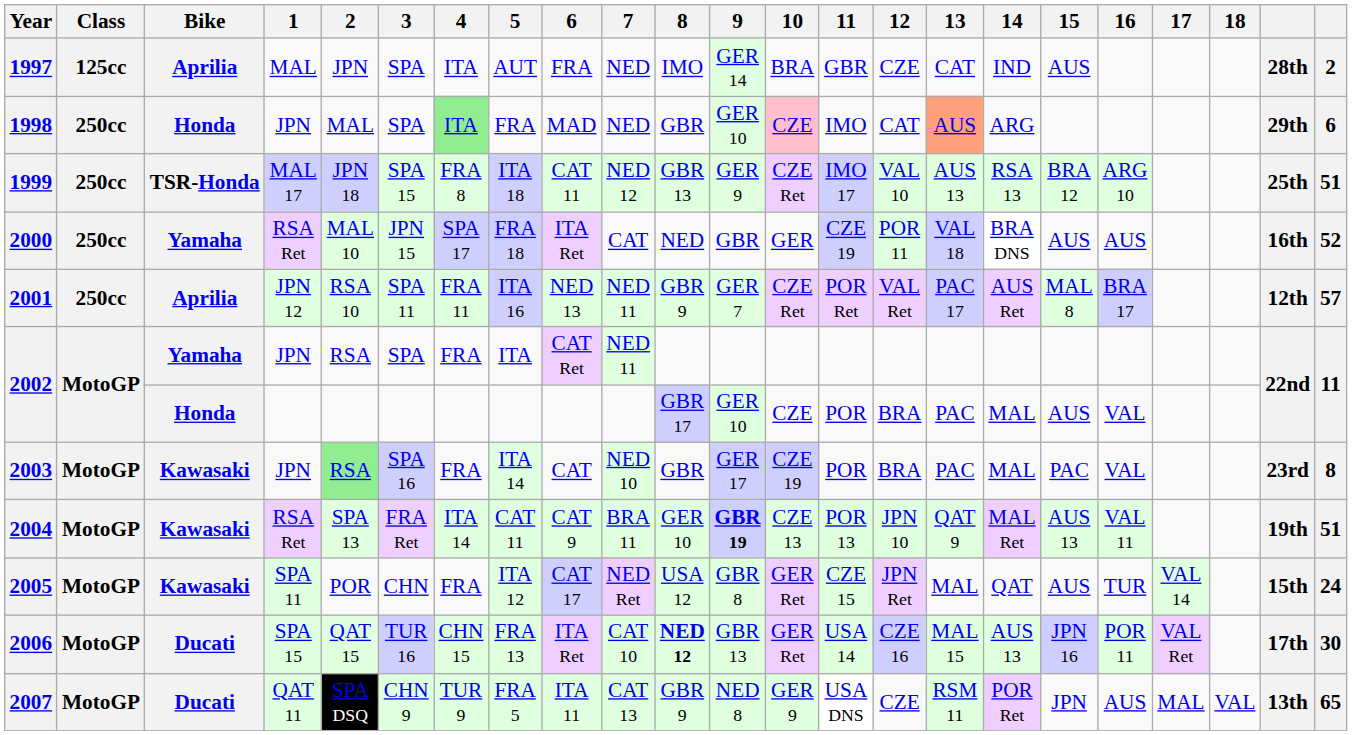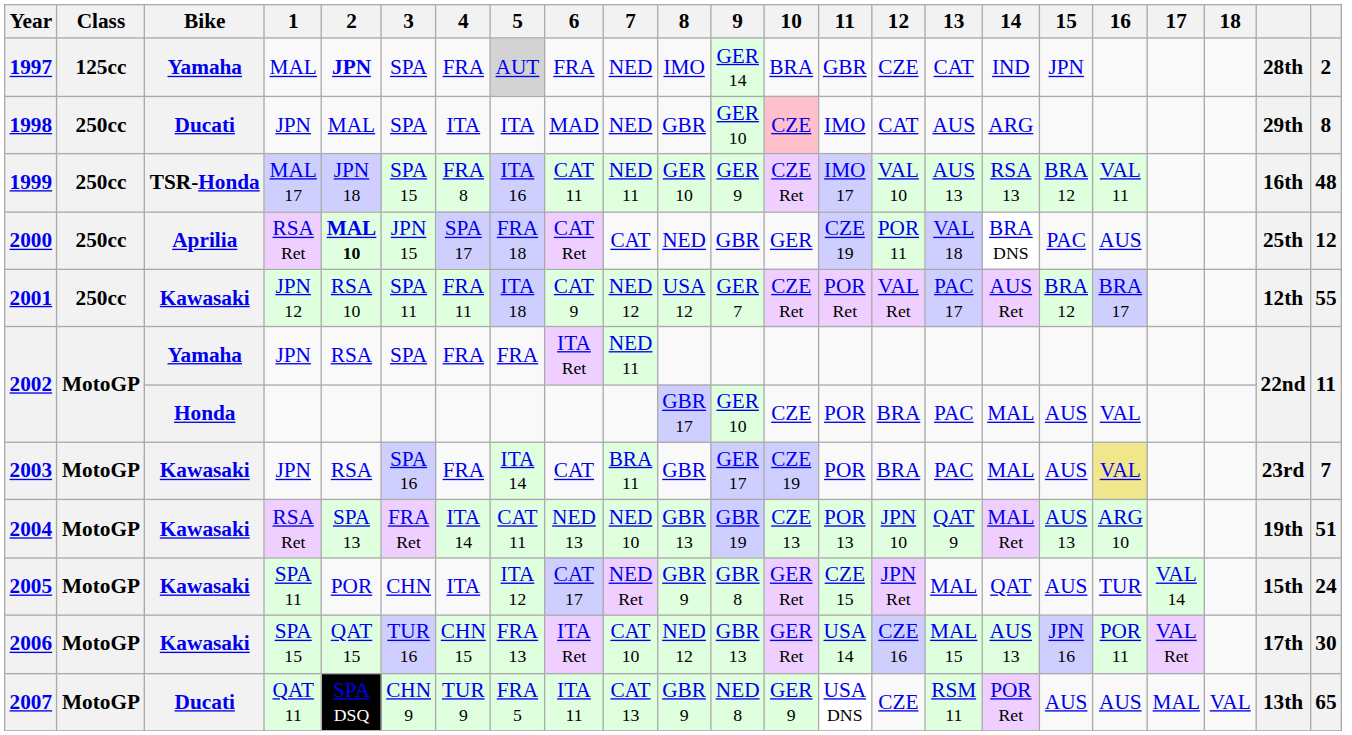(205, 67) Aprilia -> (205, 67) Yamaha
(350, 67) normal -> (351, 67) bold
(461, 67) ITA -> (463, 67) FRA
(515, 67) no background -> (517, 67) lightgrey background
(1069, 67) AUS -> (1066, 67) JPN
(205, 124) Honda -> (205, 124) Ducati
(461, 124) lightgreen background -> (463, 124) no background
(515, 124) FRA -> (517, 124) ITA
(955, 124) lightsalmon background -> (954, 124) no background
(1331, 124) 6 -> (1326, 124) 8
(515, 182) ITA 18 -> (517, 182) ITA 16
(628, 182) NED 12 -> (631, 182) NED 11
(682, 182) GBR 13 -> (684, 182) GER 10
(1125, 182) ARG 10 -> (1120, 182) VAL 11
(1288, 182) 25th -> (1283, 182) 16th
(1331, 182) 51 -> (1326, 182) 48
(205, 240) Yamaha -> (205, 240) Aprilia
(350, 240) normal -> (351, 240) bold
(572, 240) ITA Ret -> (574, 240) CAT Ret
(1069, 240) AUS -> (1066, 240) PAC
(1288, 240) 16th -> (1283, 240) 25th
(1331, 240) 52 -> (1326, 240) 12
(205, 297) Aprilia -> (205, 297) Kawasaki
(515, 297) ITA 16 -> (517, 297) ITA 18
(572, 297) NED 13 -> (574, 297) CAT 9
(628, 297) NED 11 -> (631, 297) NED 12
(682, 297) GBR 9 -> (684, 297) USA 12
(1069, 297) MAL 8 -> (1066, 297) BRA 12
(1331, 297) 57 -> (1326, 297) 55
(515, 355) ITA -> (517, 355) FRA
(572, 355) CAT Ret -> (574, 355) ITA Ret
(350, 470) lightgreen background -> (351, 470) no background
(628, 470) NED 10 -> (631, 470) BRA 11
(1069, 470) PAC -> (1066, 470) AUS
(1125, 470) no background -> (1120, 470) khaki background
(1331, 470) 8 -> (1326, 470) 7
(572, 528) CAT 9 -> (574, 528) NED 13
(628, 528) BRA 11 -> (631, 528) NED 10
(682, 528) GER 10 -> (684, 528) GBR 13
(738, 528) bold -> (738, 528) normal
(1125, 528) VAL 11 -> (1120, 528) ARG 10
(461, 586) FRA -> (463, 586) ITA
(682, 586) USA 12 -> (684, 586) GBR 9
(205, 643) Ducati -> (205, 643) Kawasaki
(682, 643) bold -> (684, 643) normal
(1069, 701) JPN -> (1066, 701) AUS
